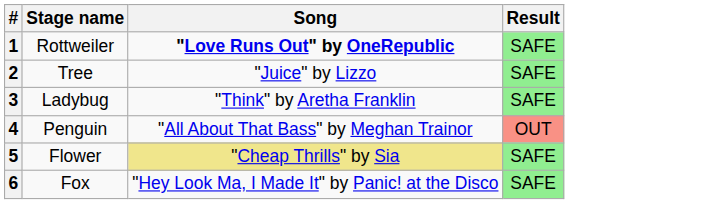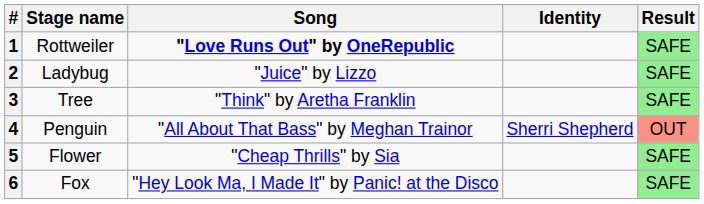+ column: (570, 18)
(75, 73) Tree -> (75, 73) Ladybug
(75, 101) Ladybug -> (75, 101) Tree
(315, 156) khaki background -> (315, 156) no background
